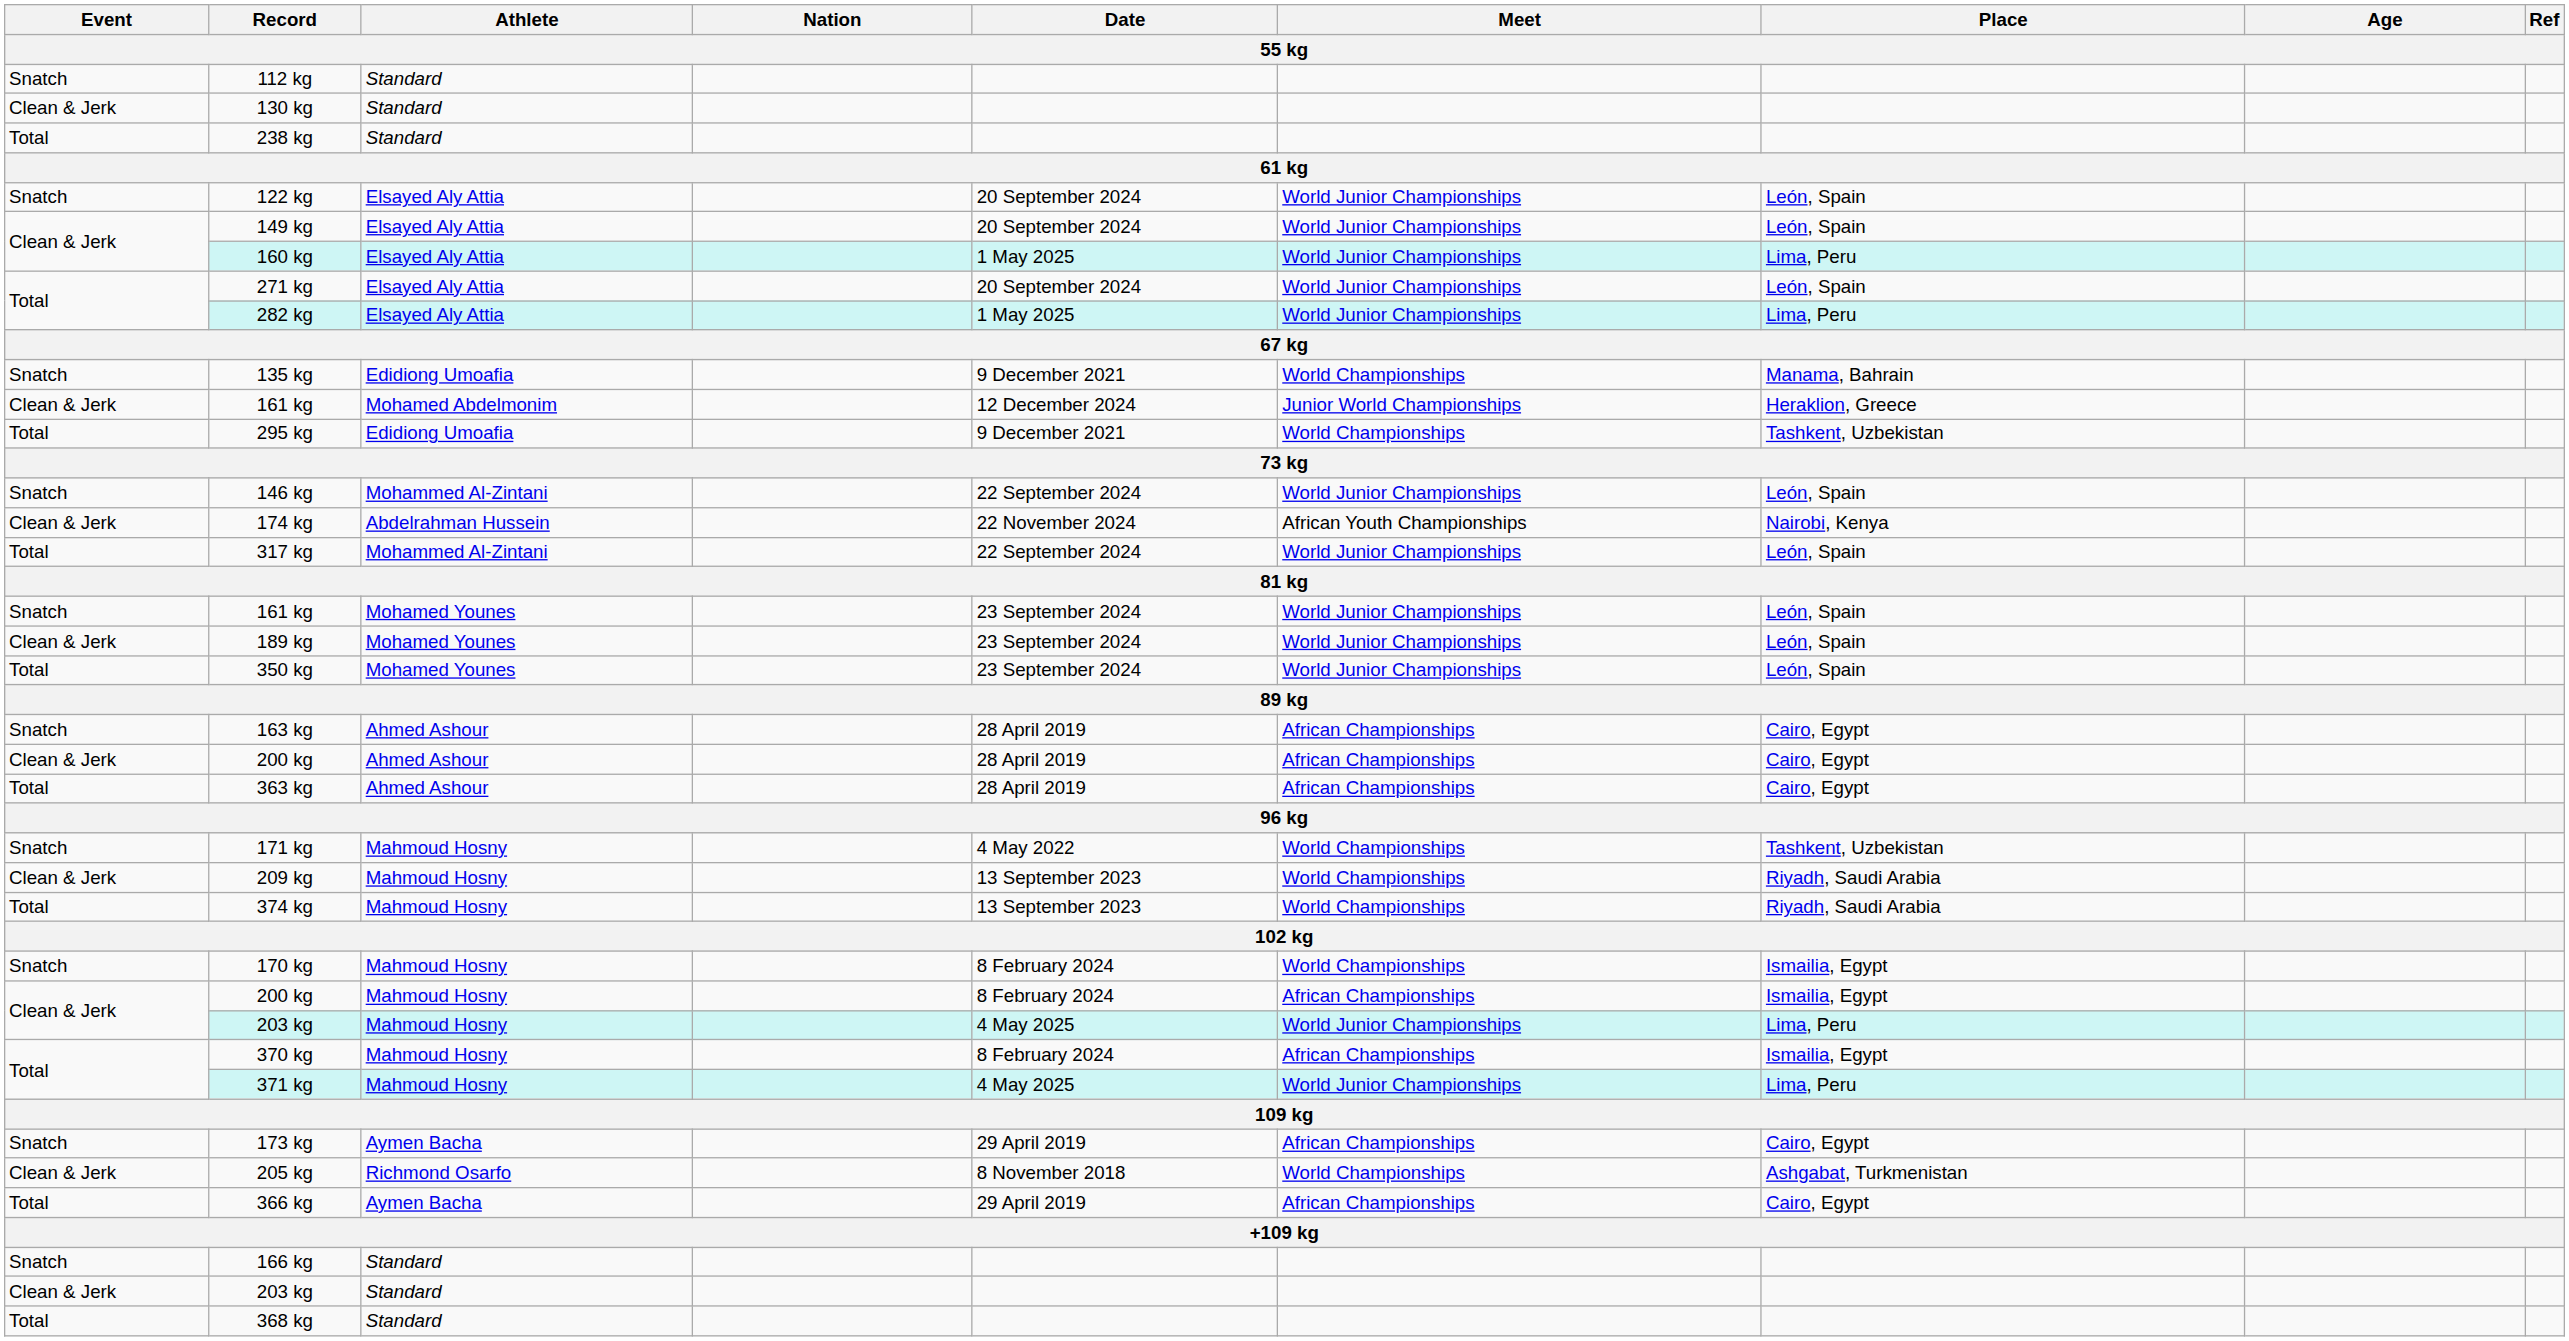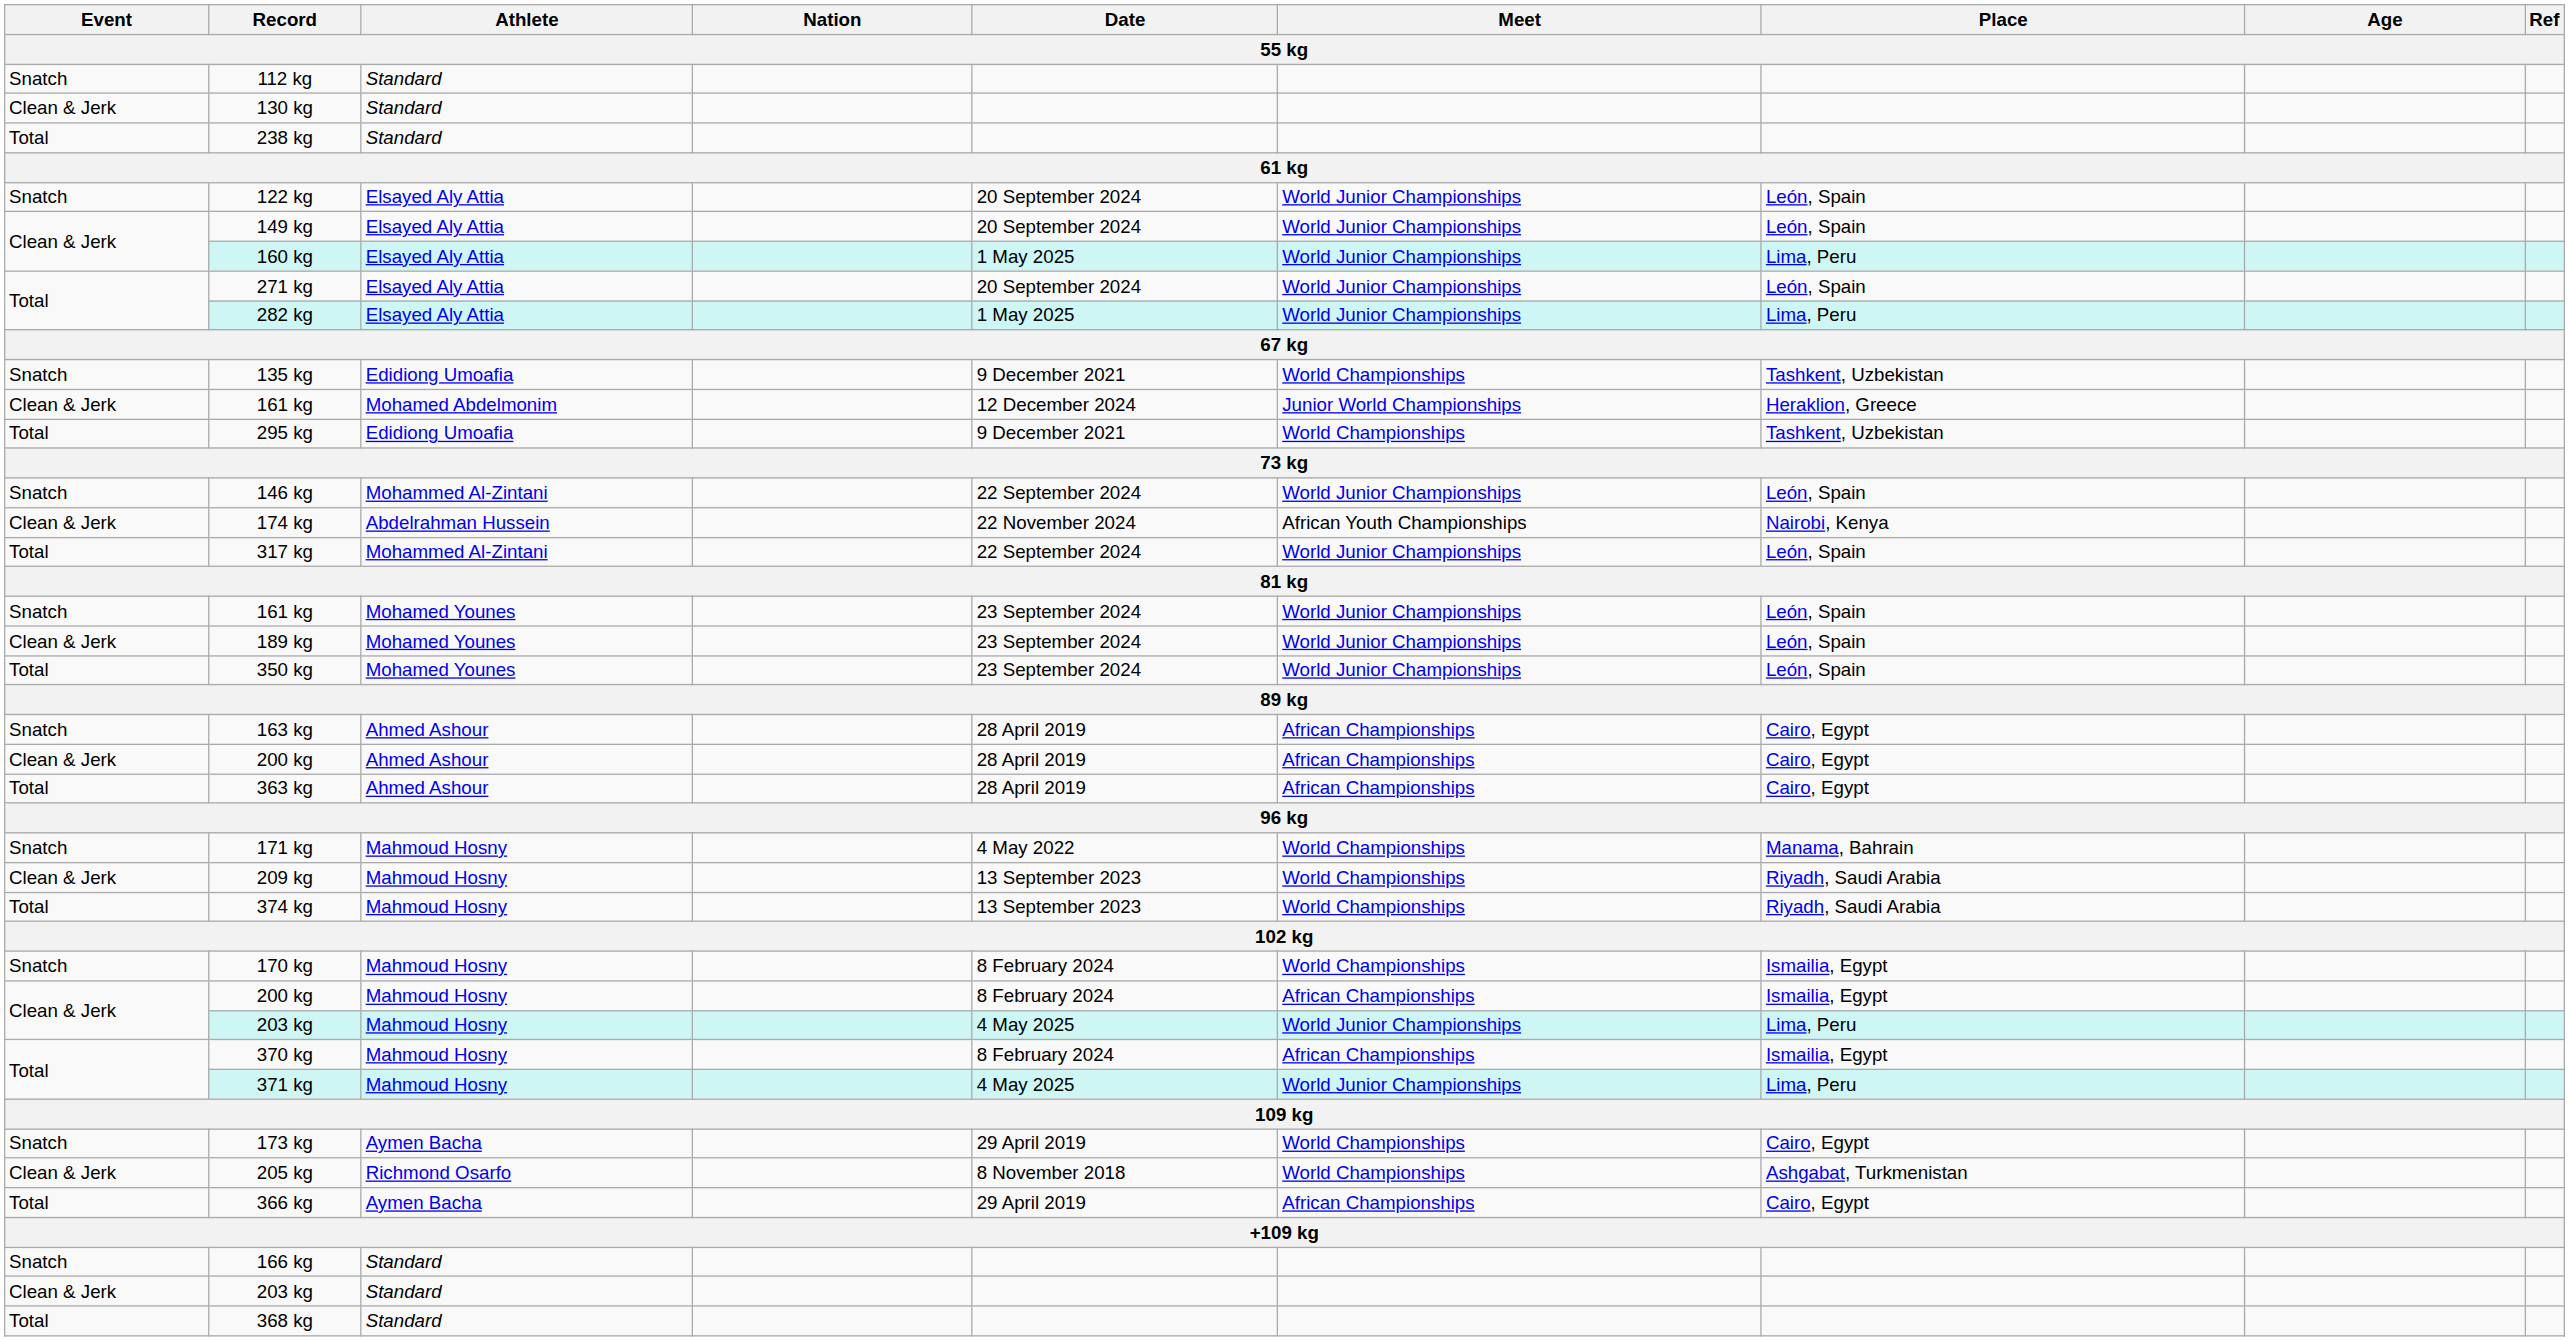(1840, 375) Manama, Bahrain -> (1855, 375) Tashkent, Uzbekistan
(1855, 848) Tashkent, Uzbekistan -> (1840, 848) Manama, Bahrain
(1378, 1144) African Championships -> (1374, 1144) World Championships
